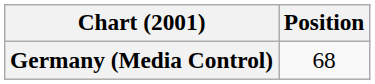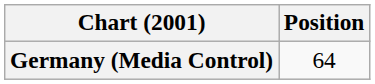(324, 60) 68 -> (324, 60) 64
